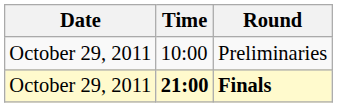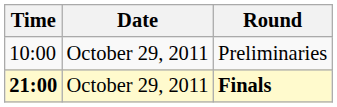columns swapped: (80, 20) <-> (185, 20)
